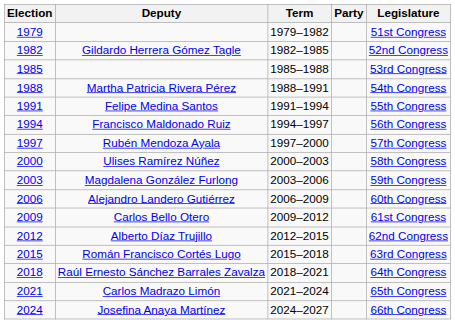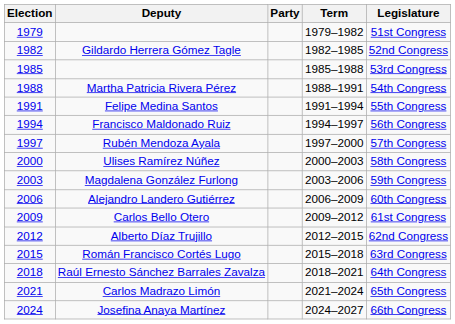columns swapped: (349, 13) <-> (300, 13)
